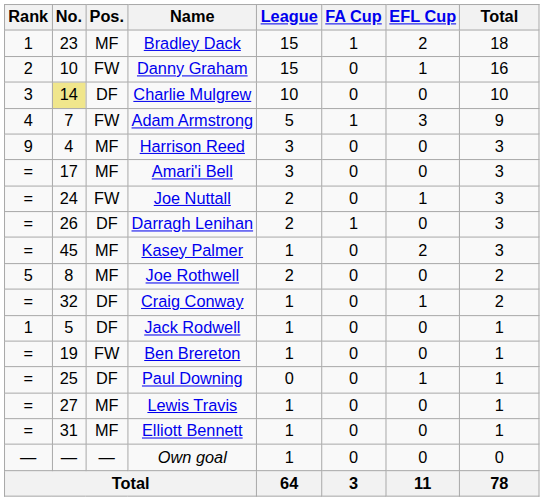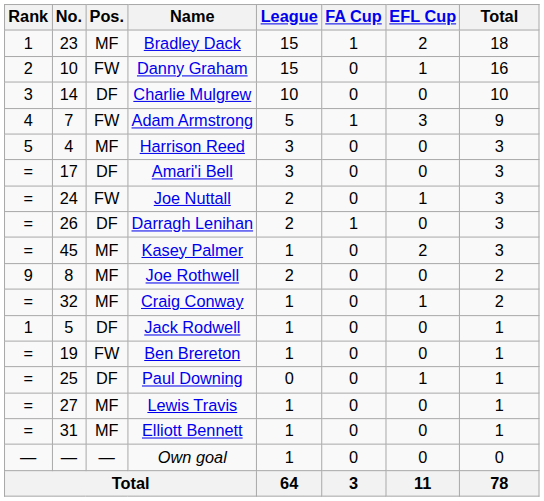(69, 95) khaki background -> (69, 95) no background
(28, 146) 9 -> (28, 146) 5
(107, 172) MF -> (107, 172) DF
(28, 276) 5 -> (28, 276) 9
(107, 302) DF -> (107, 302) MF
